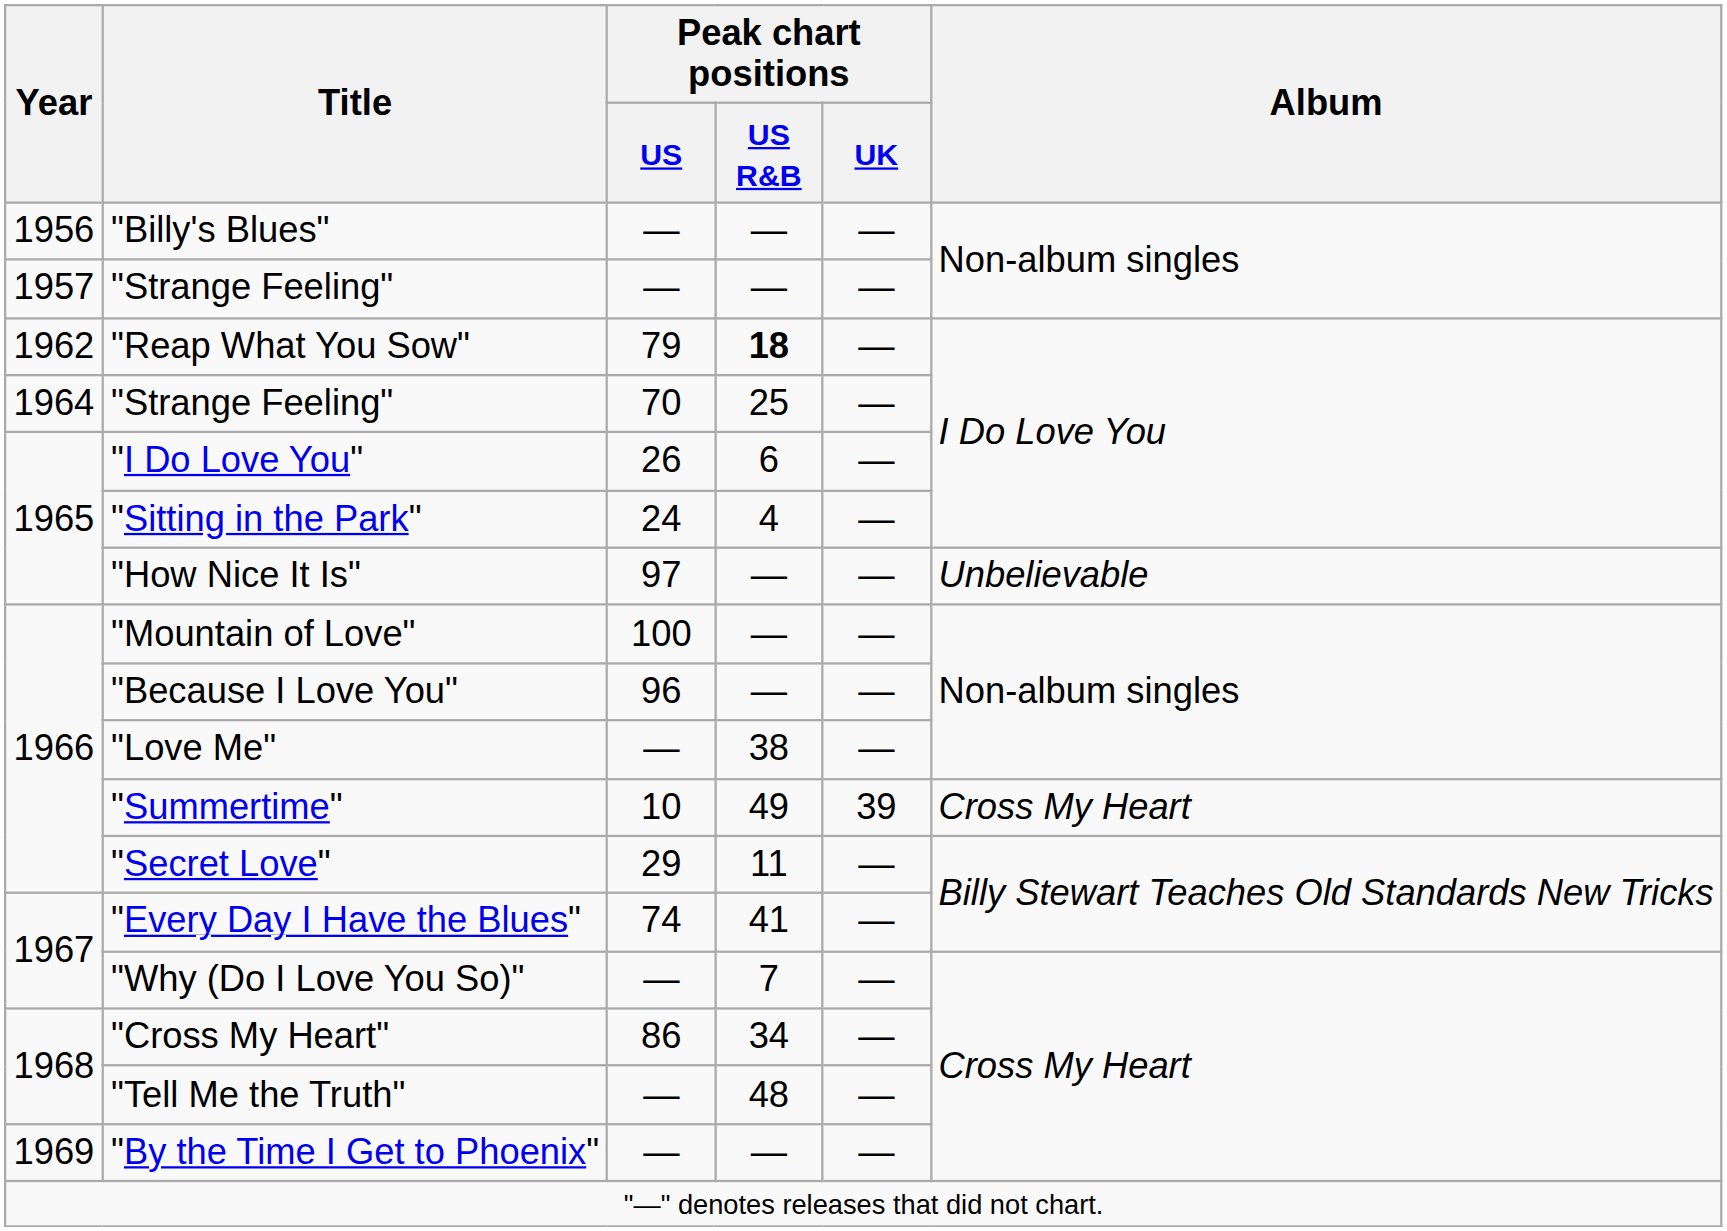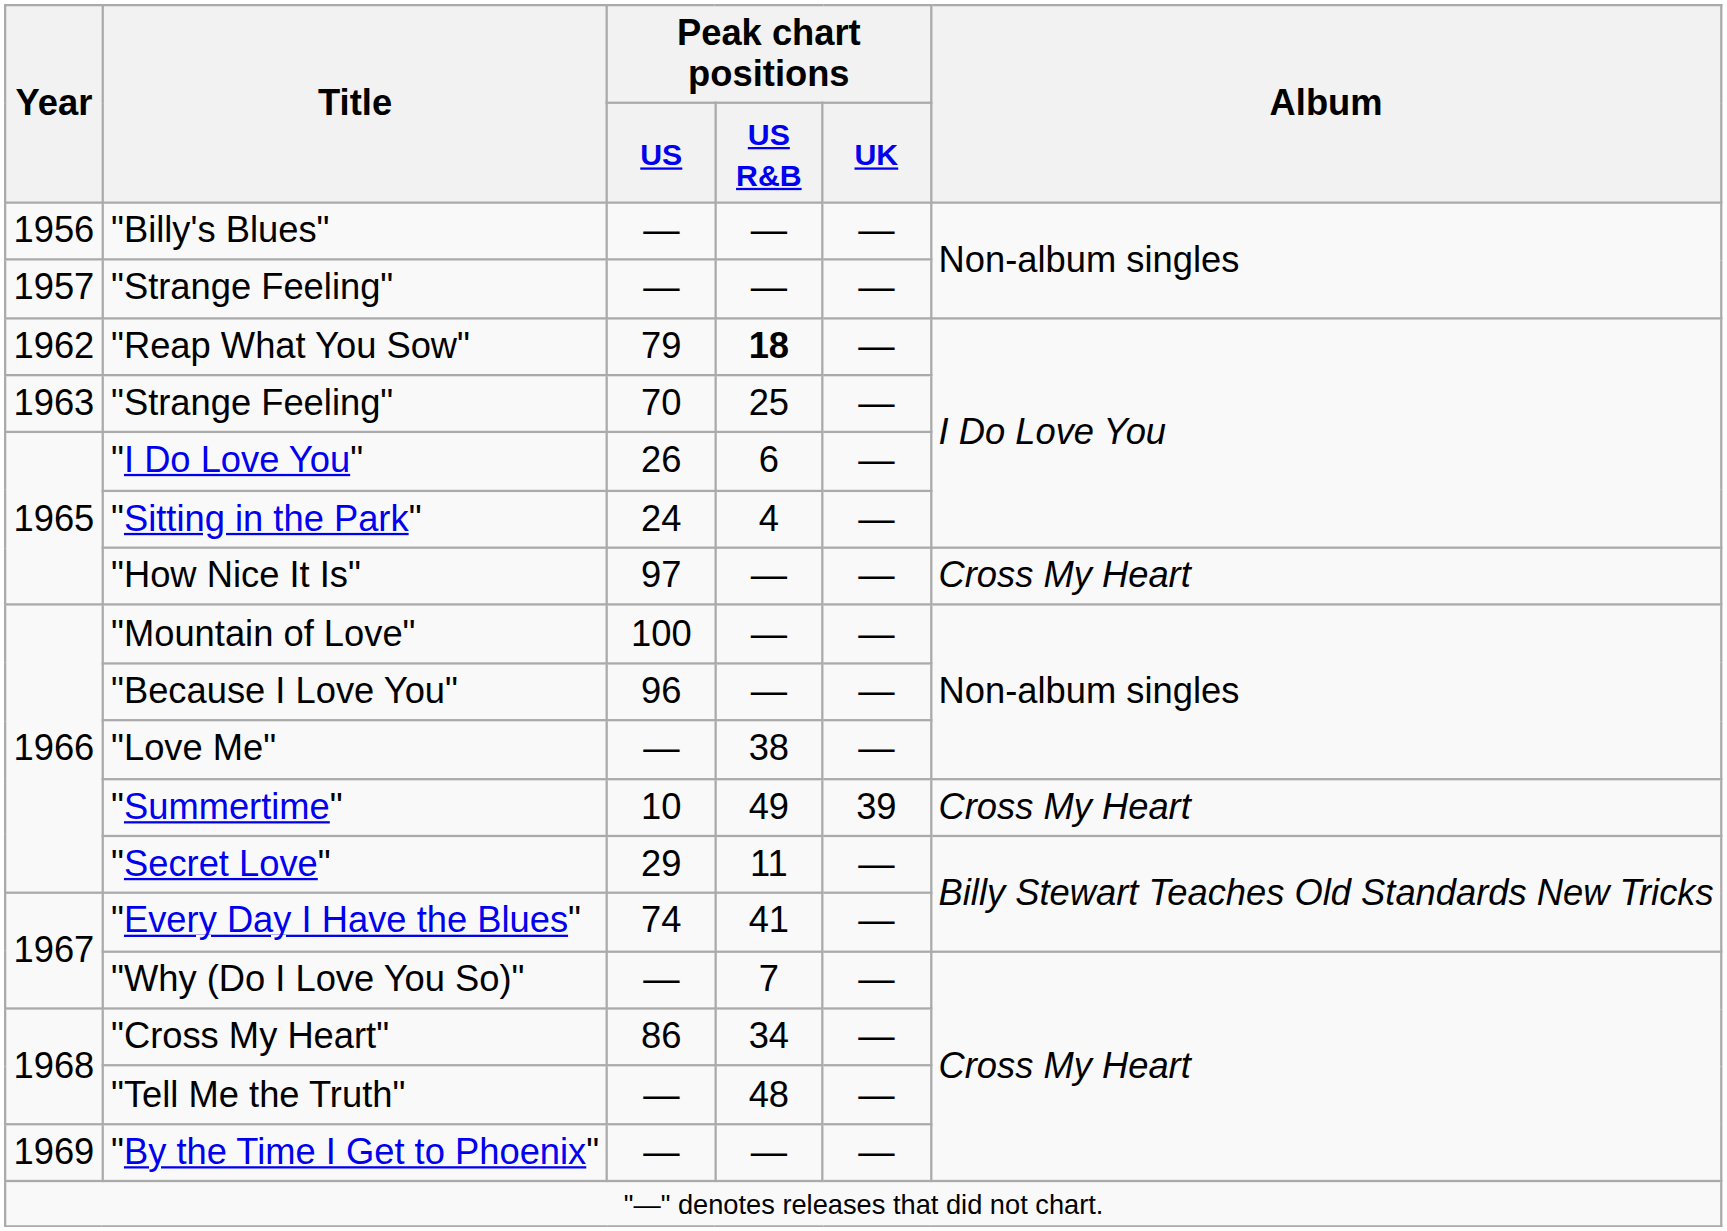(54, 403) 1964 -> (54, 403) 1963
(1044, 575) Unbelievable -> (1065, 575) Cross My Heart
